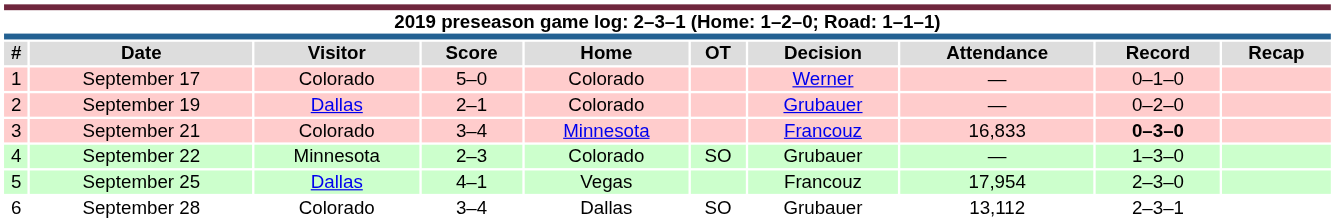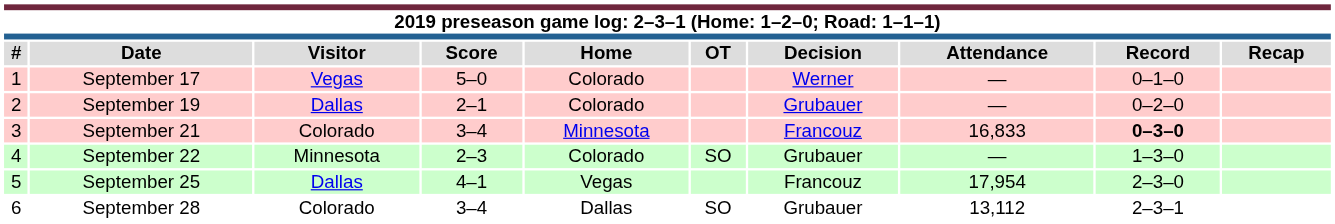(337, 79) Colorado -> (337, 79) Vegas
